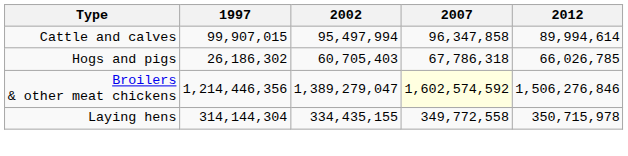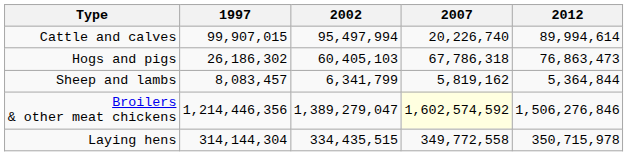(469, 37) 96,347,858 -> (469, 37) 20,226,740
(358, 59) 60,705,403 -> (358, 59) 60,405,103
(580, 59) 66,026,785 -> (580, 59) 76,863,473
+ row: (116, 81)
(354, 118) 334,435,155 -> (354, 140) 334,435,515
